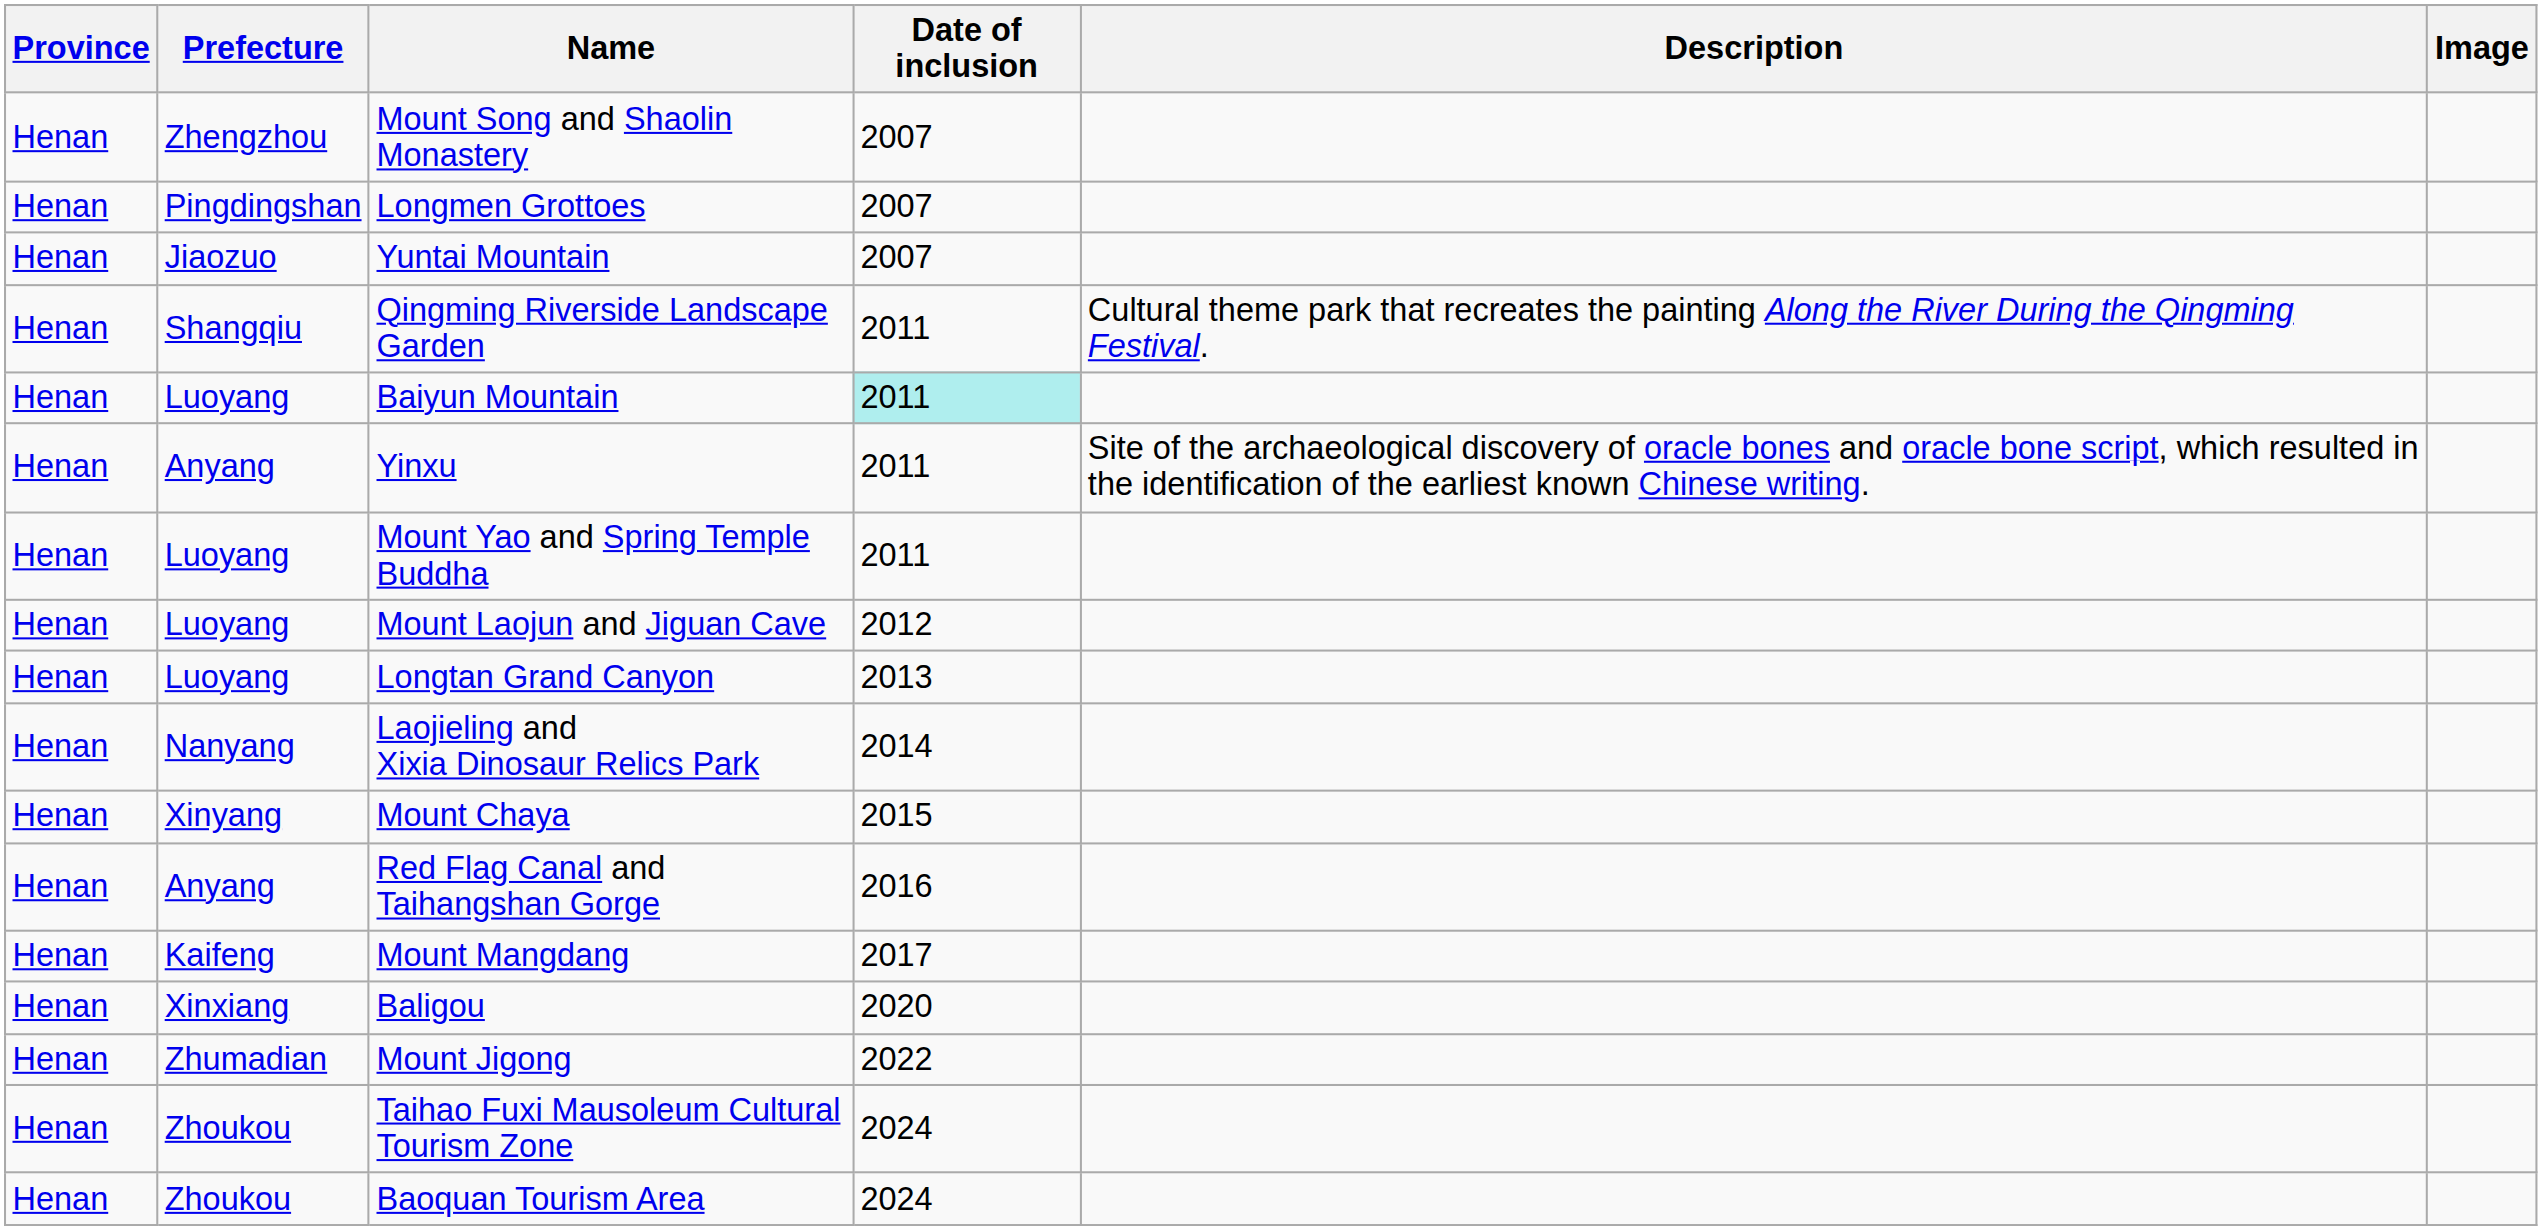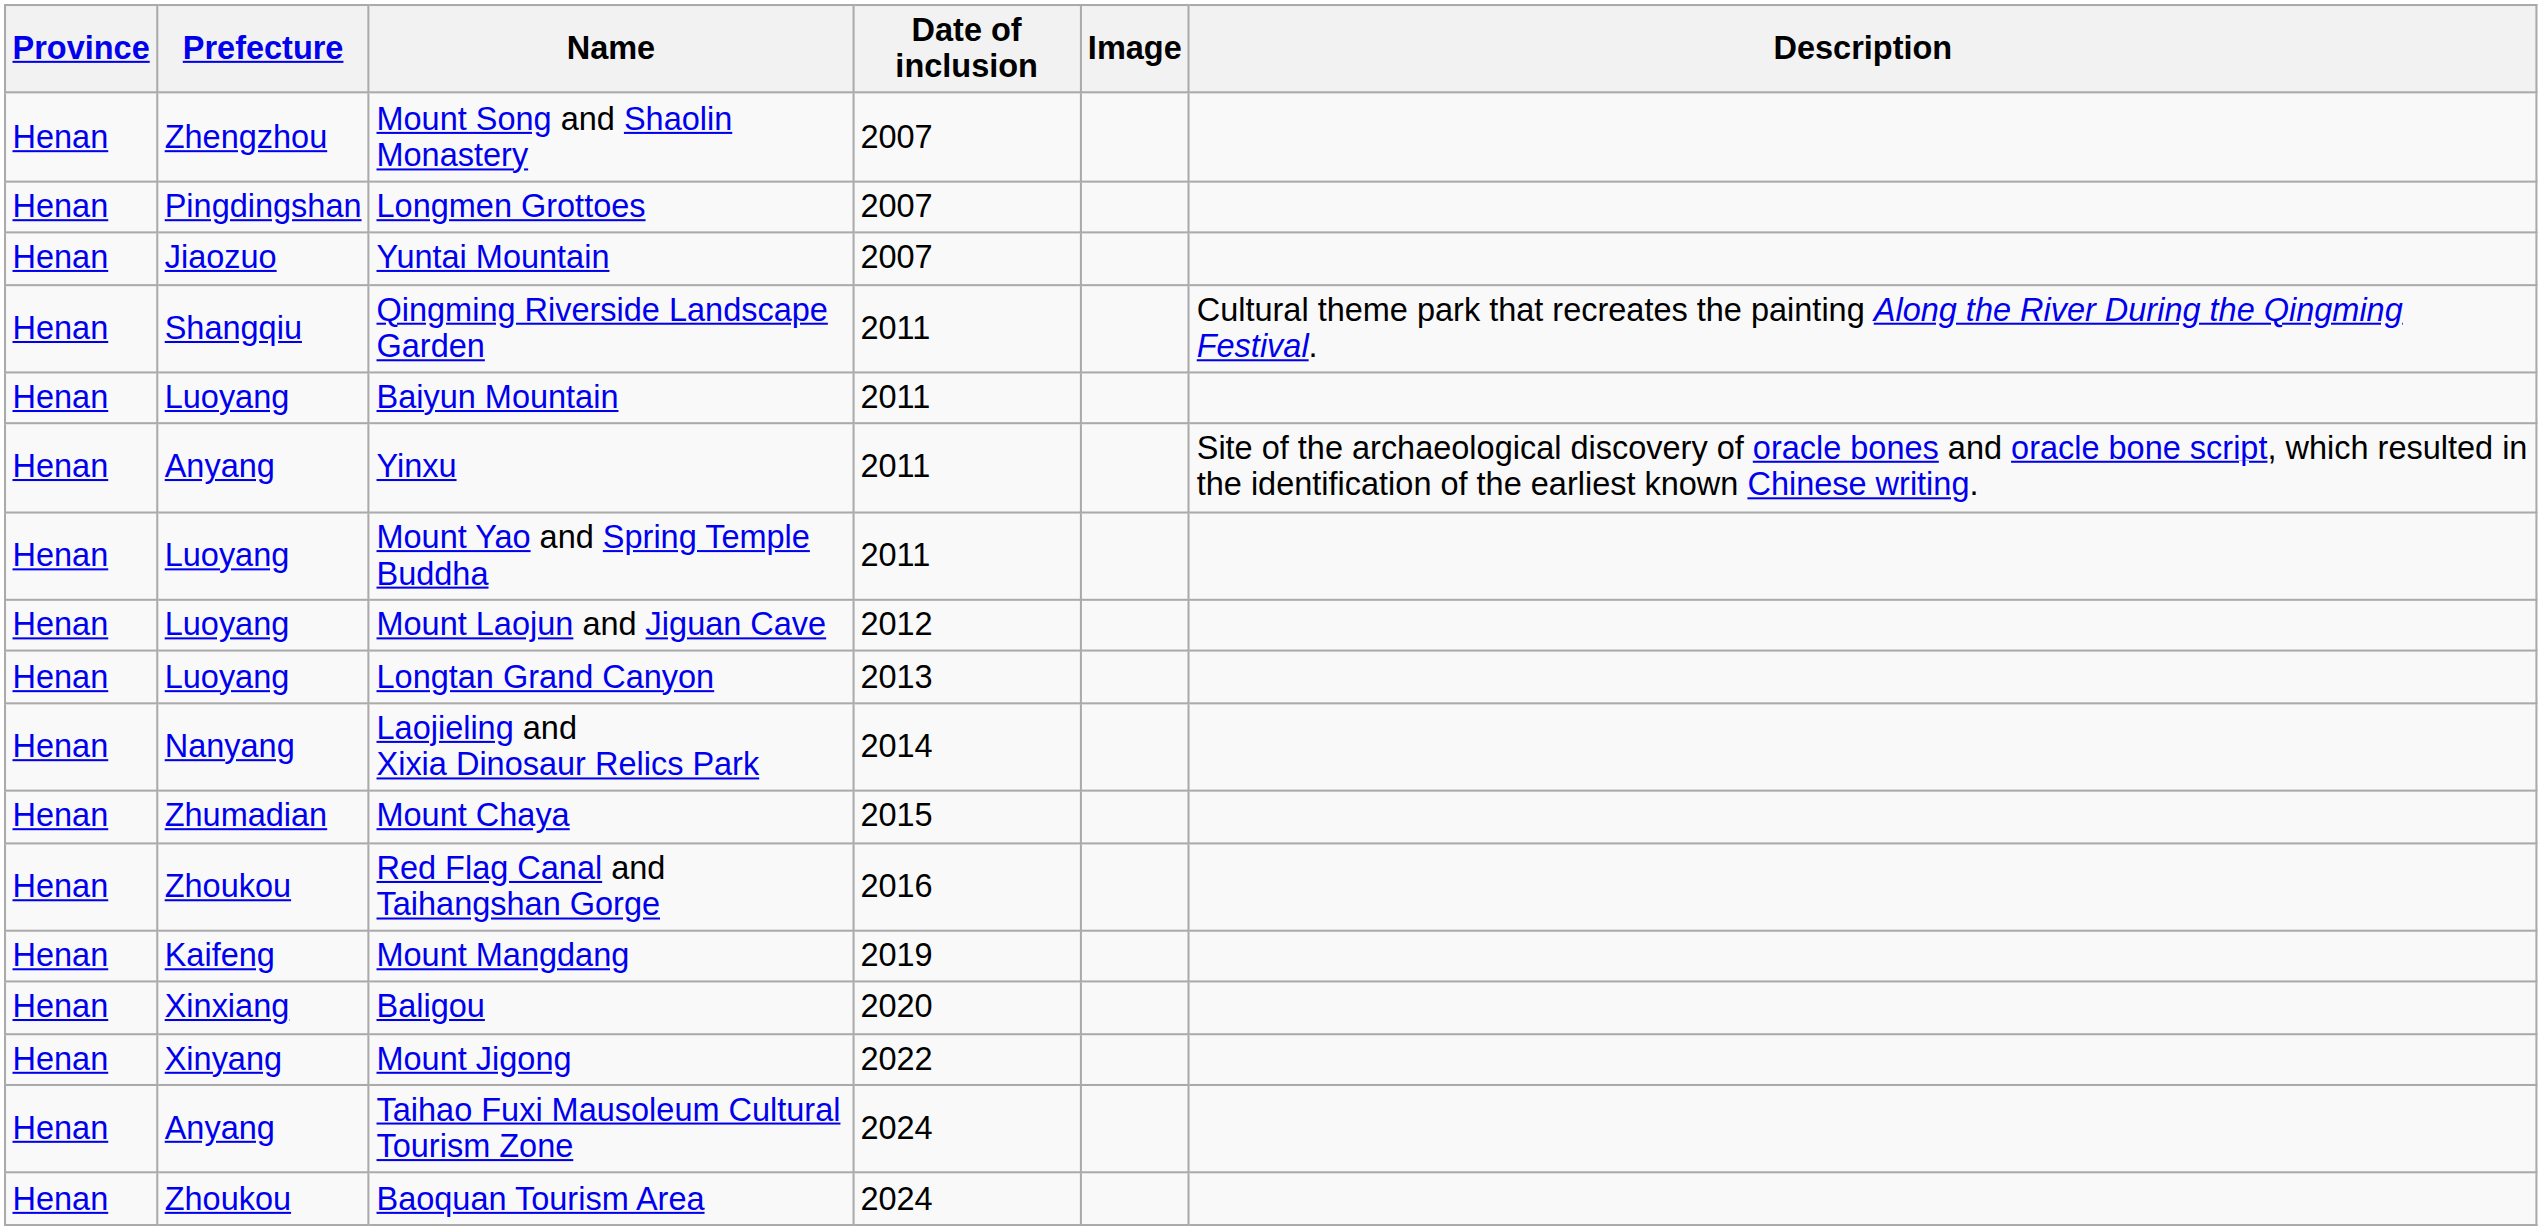columns swapped: (1754, 48) <-> (2482, 48)
(895, 397) paleturquoise background -> (895, 397) no background
(223, 816) Xinyang -> (246, 816) Zhumadian
(220, 885) Anyang -> (228, 885) Zhoukou
(897, 955) 2017 -> (897, 955) 2019
(246, 1058) Zhumadian -> (223, 1058) Xinyang
(228, 1128) Zhoukou -> (220, 1128) Anyang
